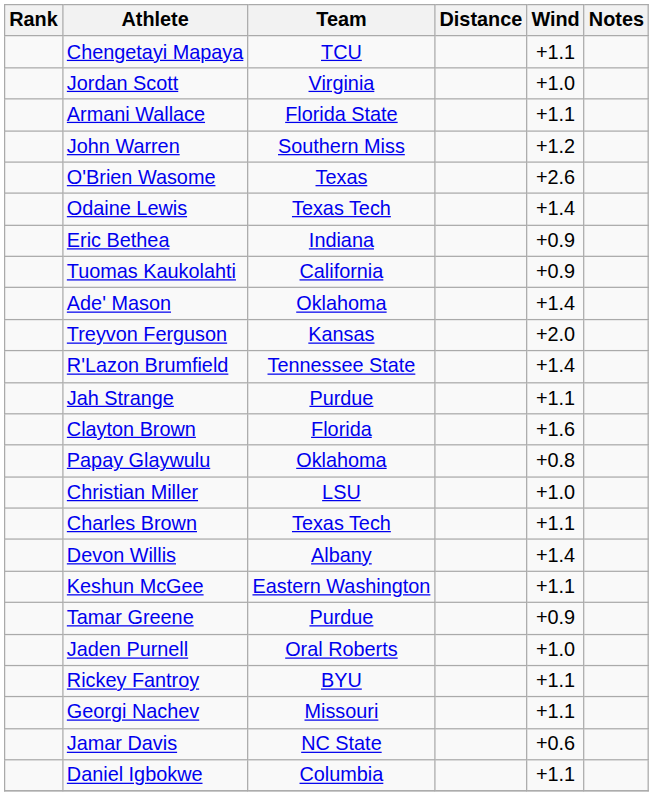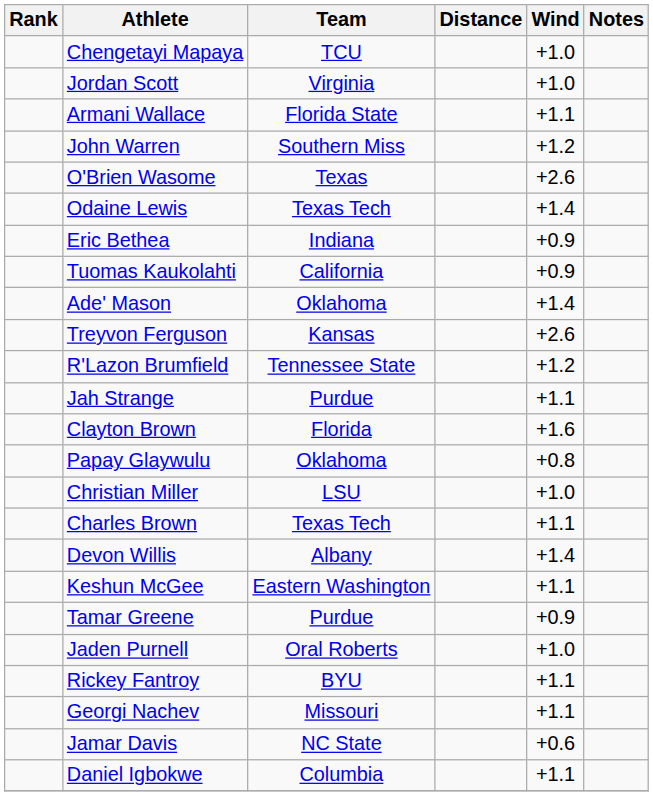(556, 51) +1.1 -> (556, 51) +1.0
(556, 334) +2.0 -> (556, 334) +2.6
(556, 366) +1.4 -> (556, 366) +1.2
